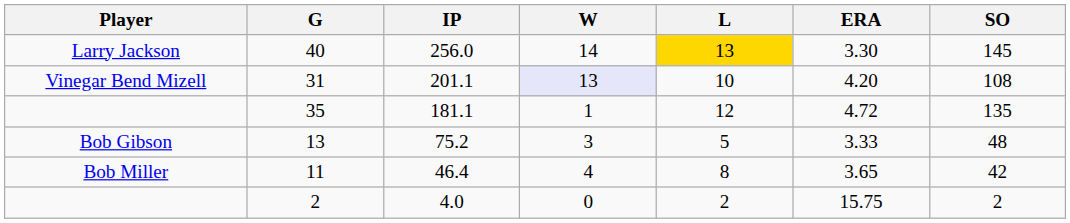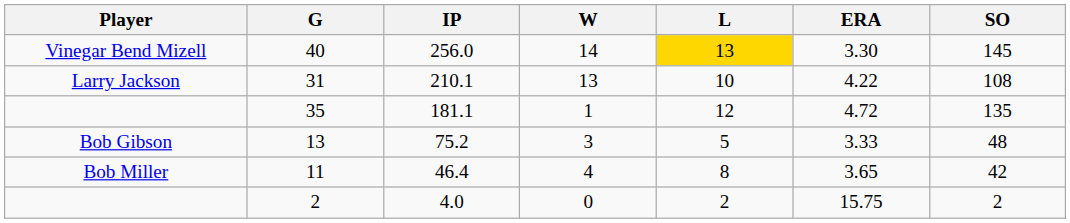(126, 50) Larry Jackson -> (126, 50) Vinegar Bend Mizell
(126, 80) Vinegar Bend Mizell -> (126, 80) Larry Jackson
(452, 80) 201.1 -> (452, 80) 210.1
(588, 80) lavender background -> (588, 80) no background
(861, 80) 4.20 -> (861, 80) 4.22
